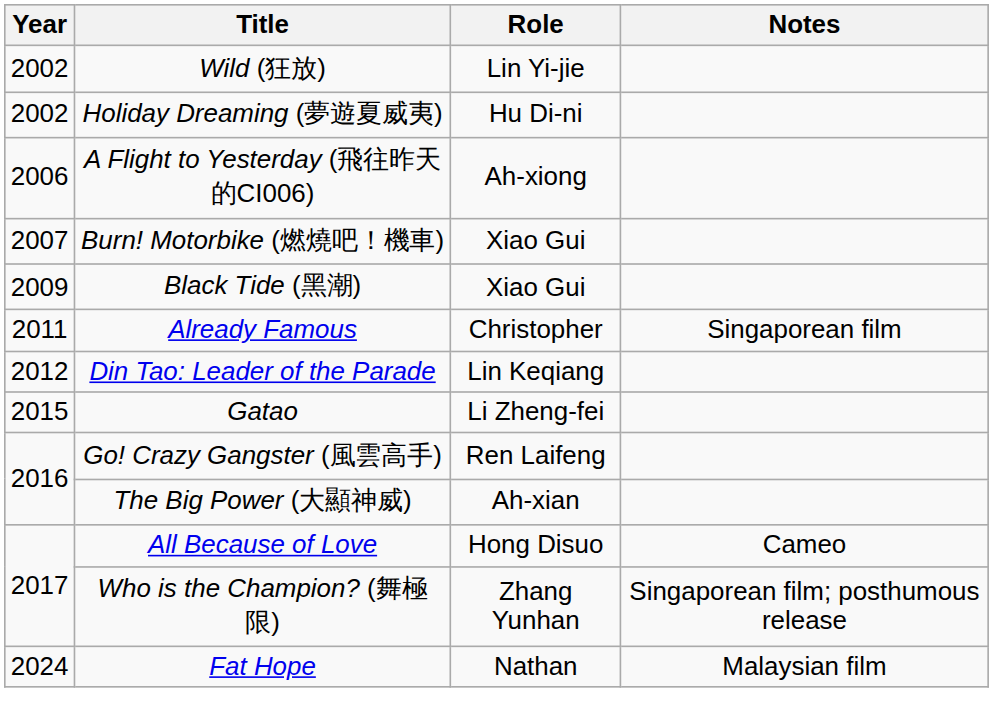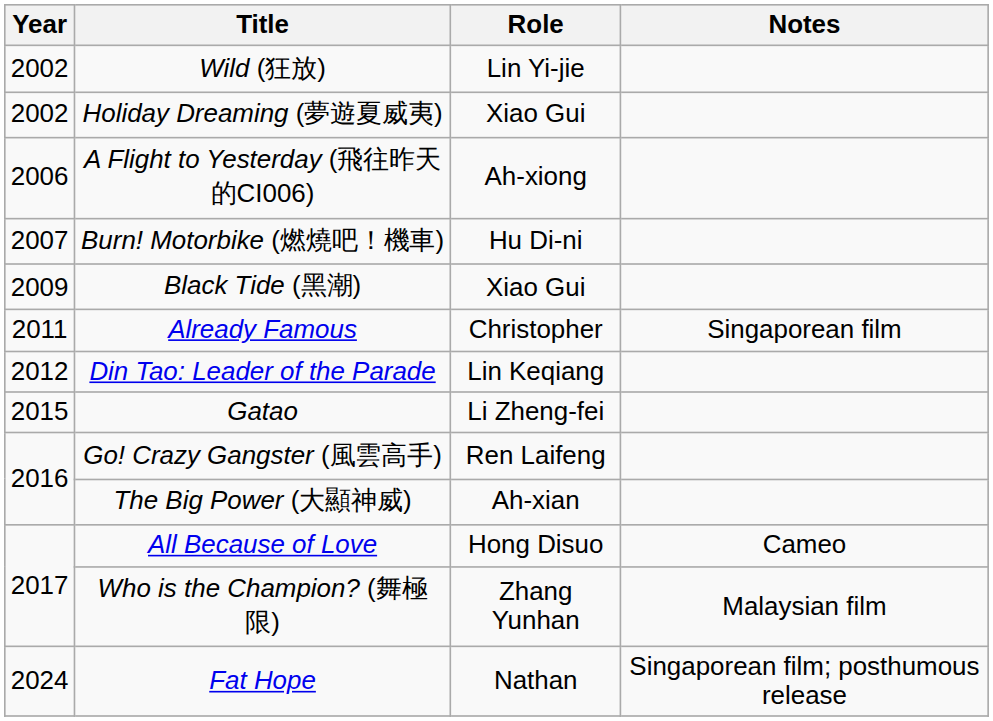(536, 114) Hu Di-ni -> (536, 114) Xiao Gui
(536, 240) Xiao Gui -> (536, 240) Hu Di-ni
(804, 605) Singaporean film; posthumous release -> (804, 605) Malaysian film
(804, 666) Malaysian film -> (804, 680) Singaporean film; posthumous release
